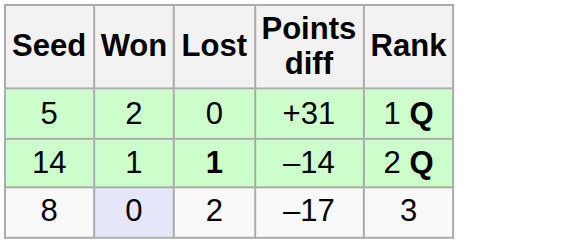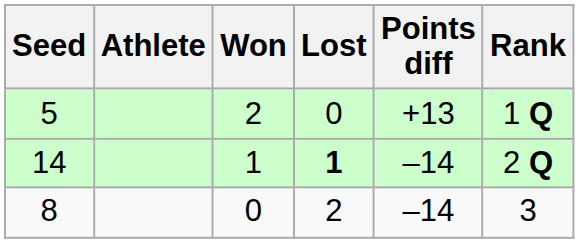+ column: (153, 46)
(309, 113) +31 -> (428, 113) +13
(134, 211) lavender background -> (253, 211) no background
(309, 211) –17 -> (428, 211) –14
